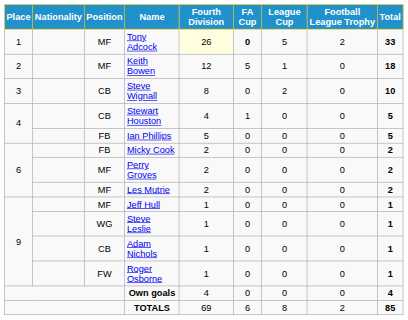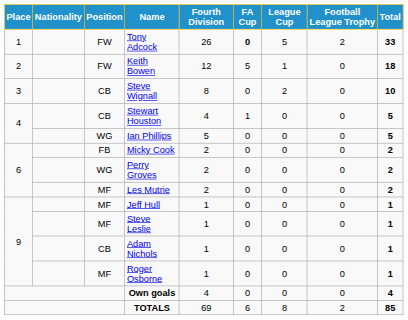(104, 42) MF -> (104, 42) FW
(206, 42) lightyellow background -> (206, 42) no background
(104, 67) MF -> (104, 67) FW
(104, 136) FB -> (104, 136) WG
(104, 170) MF -> (104, 170) WG
(104, 224) WG -> (104, 224) MF
(104, 274) FW -> (104, 274) MF
